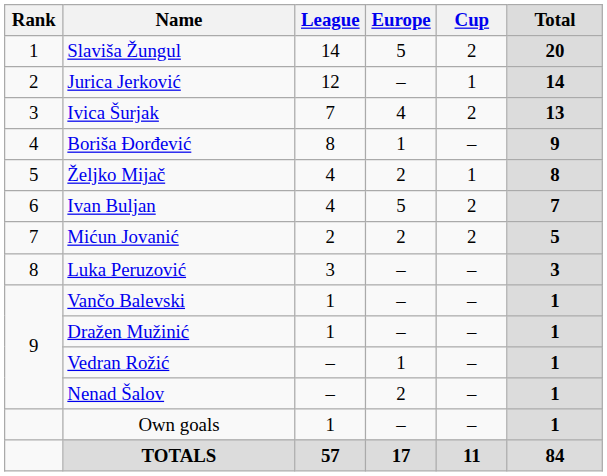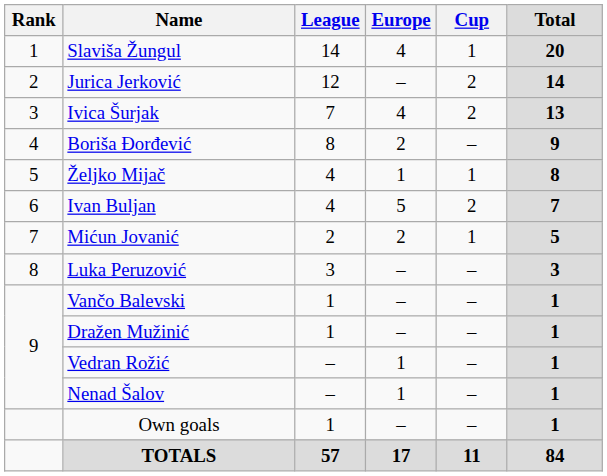(401, 51) 5 -> (401, 51) 4
(472, 51) 2 -> (472, 51) 1
(472, 82) 1 -> (472, 82) 2
(401, 144) 1 -> (401, 144) 2
(401, 175) 2 -> (401, 175) 1
(472, 237) 2 -> (472, 237) 1
(401, 393) 2 -> (401, 393) 1
